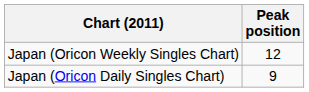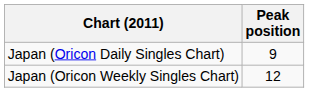rows swapped: (116, 76) <-> (123, 53)
